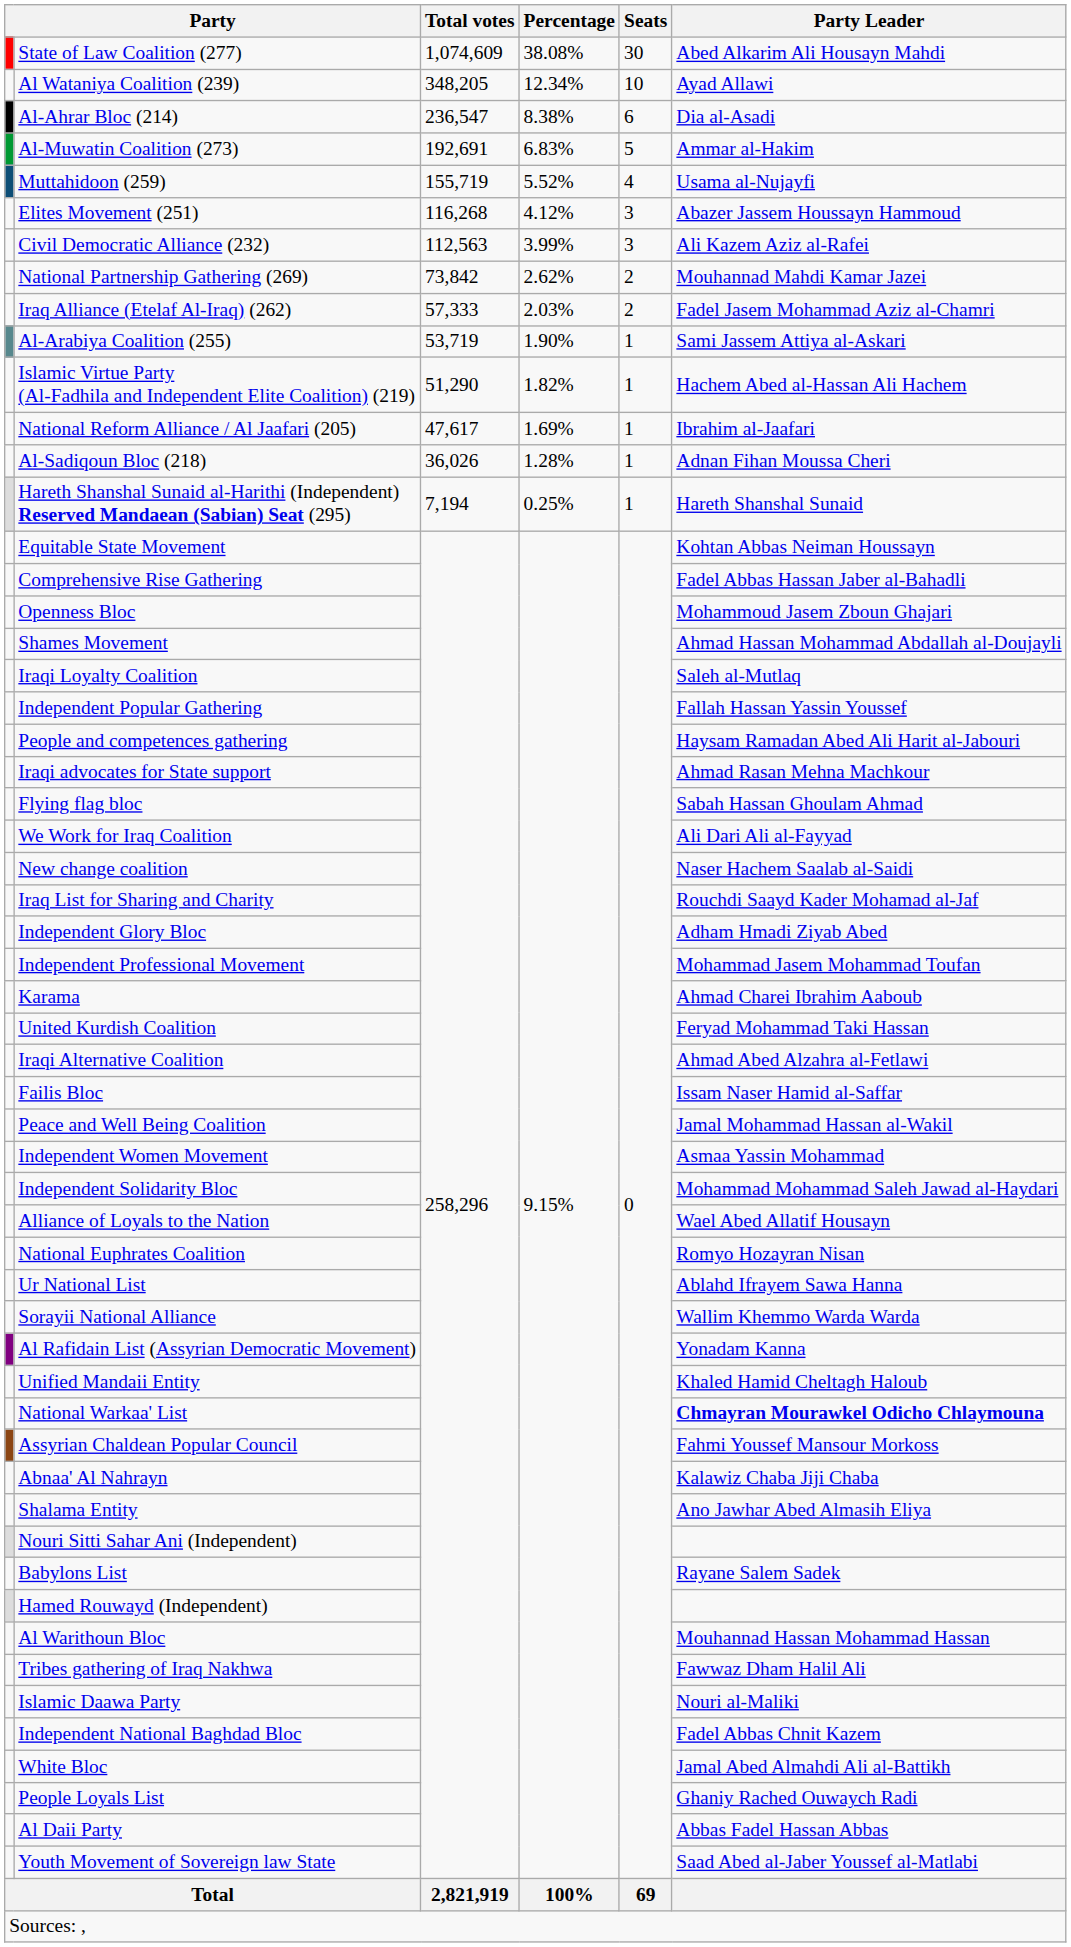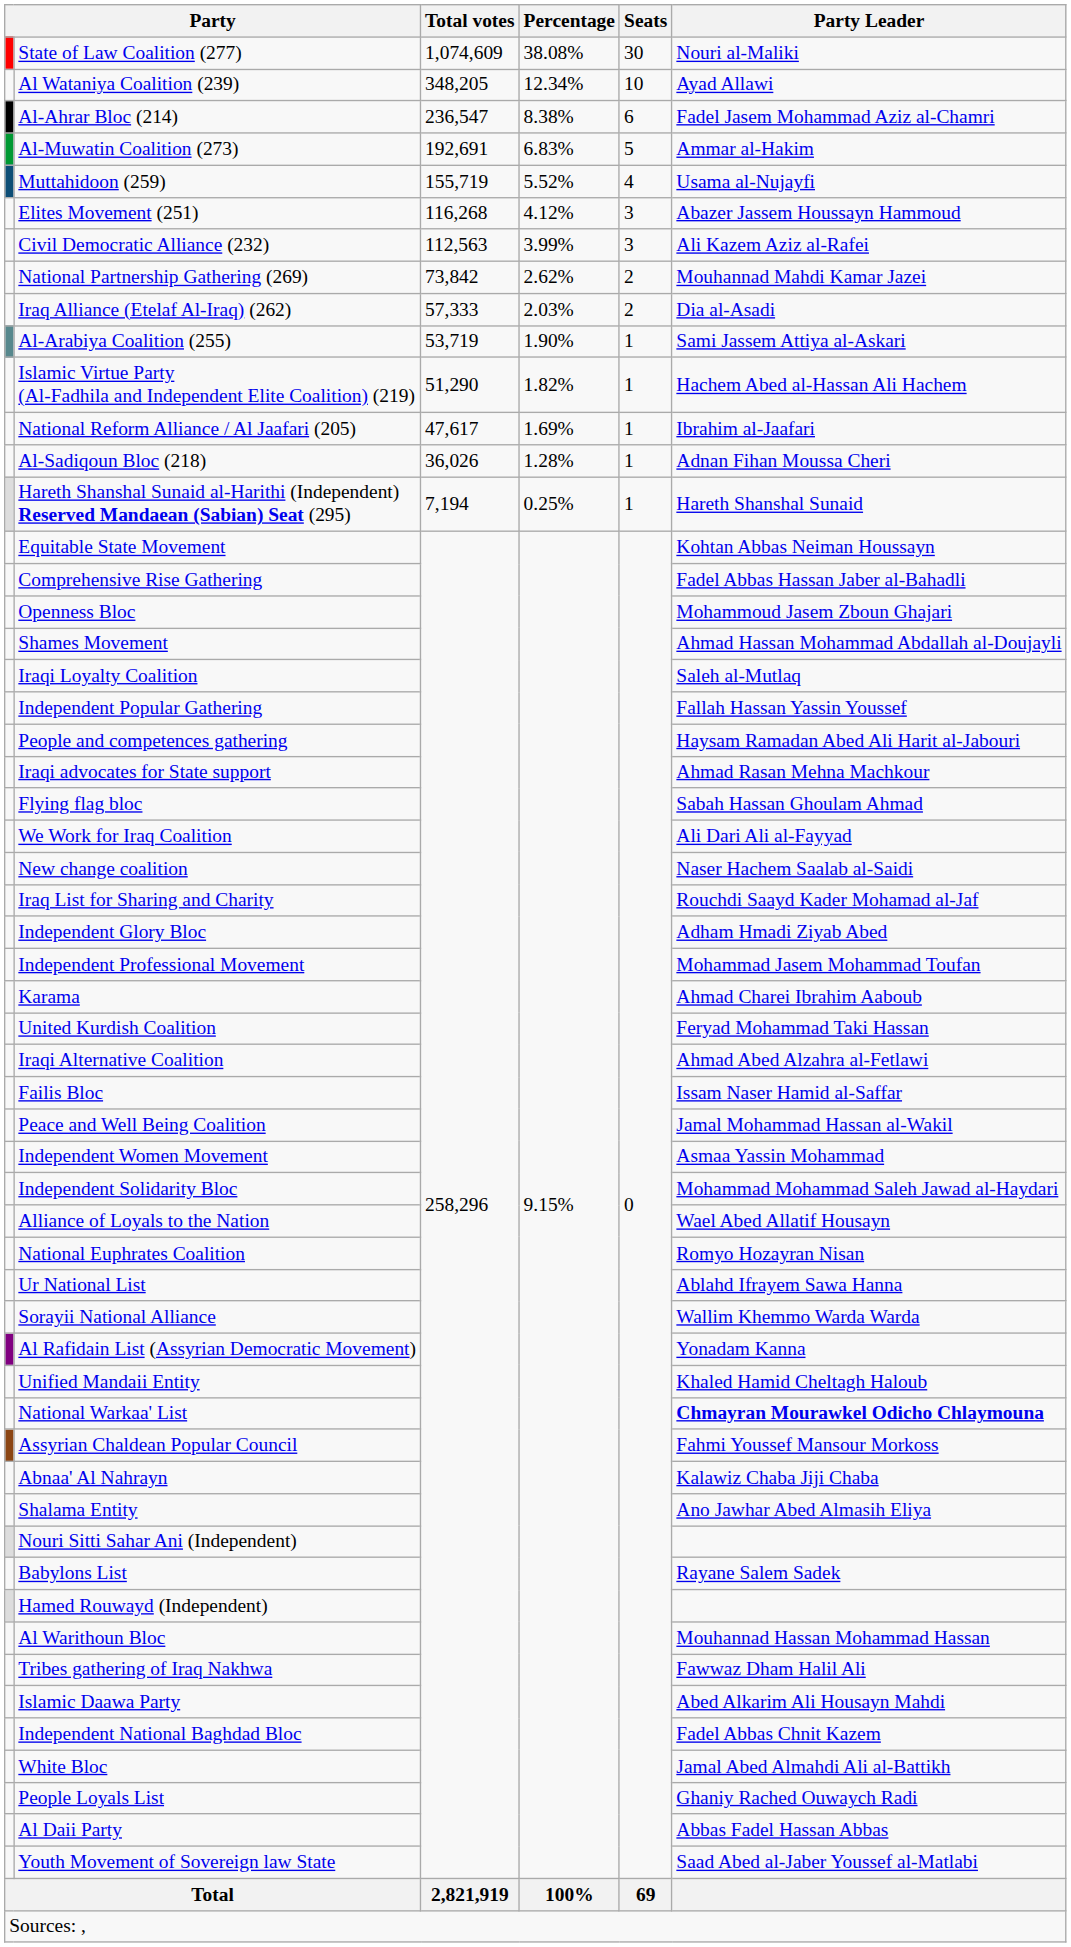(811, 52) Abed Alkarim Ali Housayn Mahdi -> (738, 52) Nouri al-Maliki
(726, 117) Dia al-Asadi -> (836, 117) Fadel Jasem Mohammad Aziz al-Chamri
(836, 309) Fadel Jasem Mohammad Aziz al-Chamri -> (726, 309) Dia al-Asadi
(738, 1702) Nouri al-Maliki -> (811, 1702) Abed Alkarim Ali Housayn Mahdi
